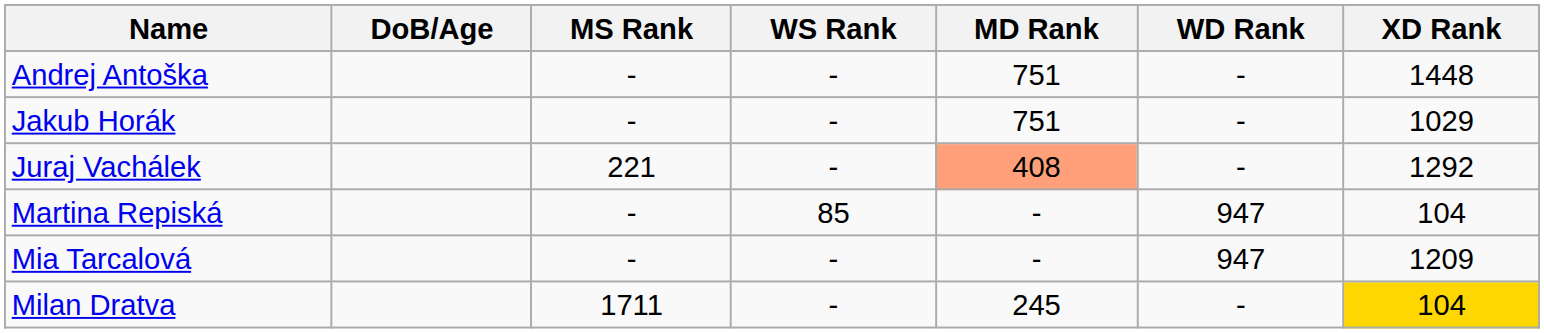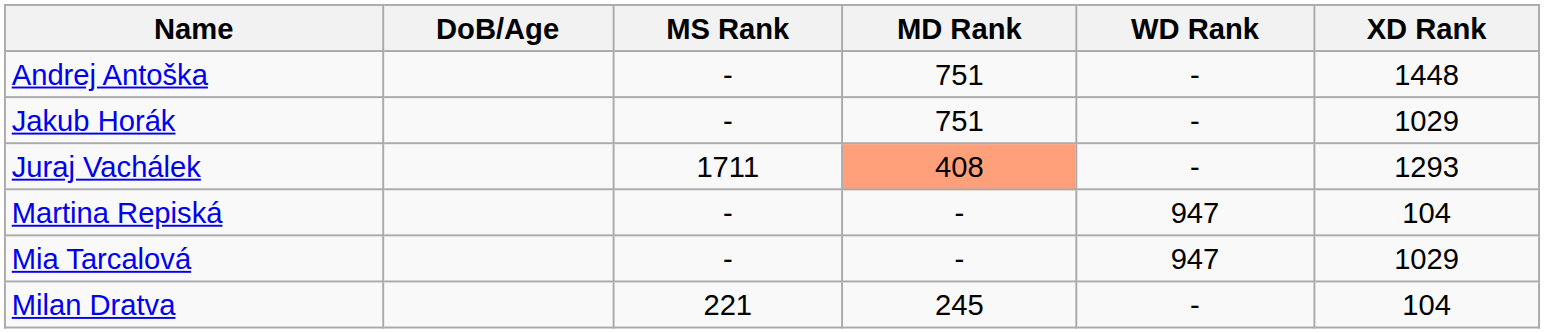- column: (833, 28)
(632, 167) 221 -> (728, 167) 1711
(1442, 167) 1292 -> (1427, 167) 1293
(1442, 259) 1209 -> (1427, 259) 1029
(632, 305) 1711 -> (728, 305) 221
(1442, 305) gold background -> (1427, 305) no background
